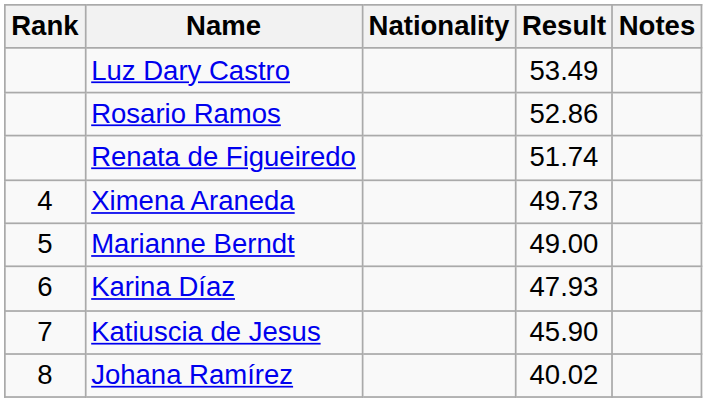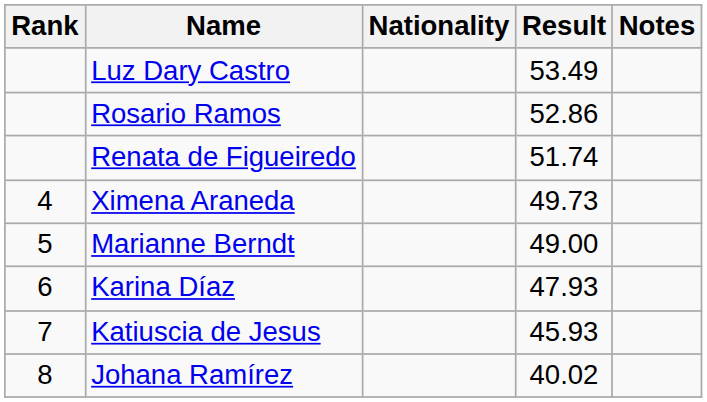(564, 331) 45.90 -> (564, 331) 45.93
